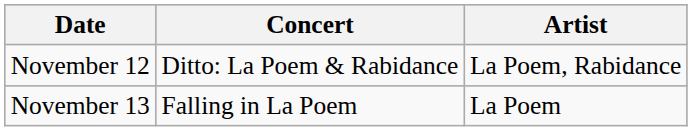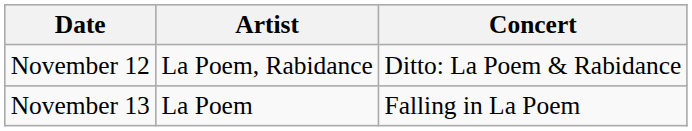columns swapped: (310, 24) <-> (576, 24)
